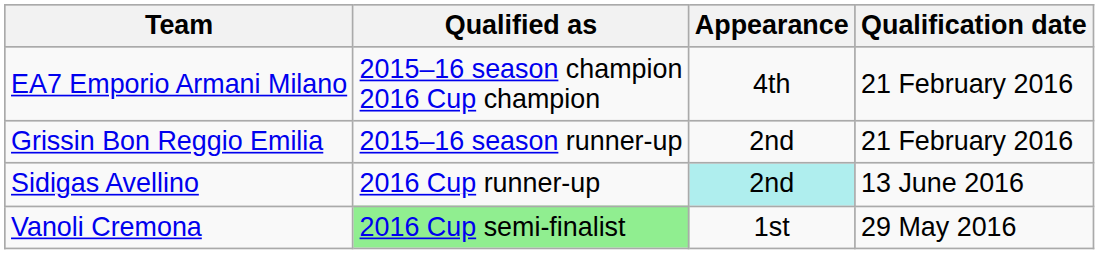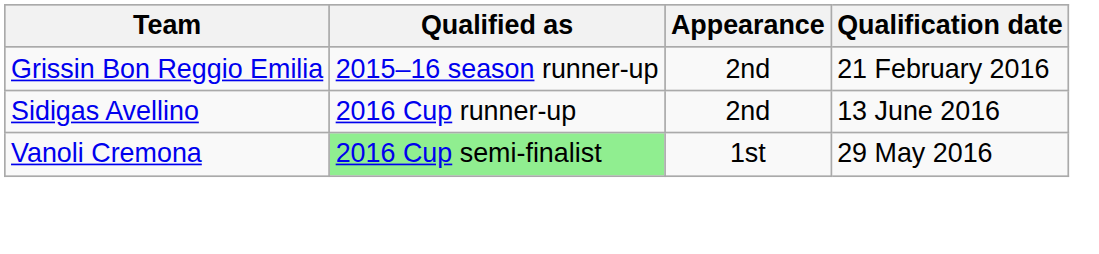- row: (179, 83)
(772, 183) paleturquoise background -> (748, 111) no background
